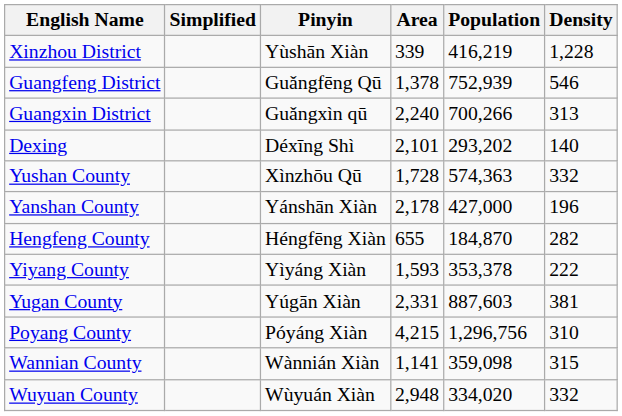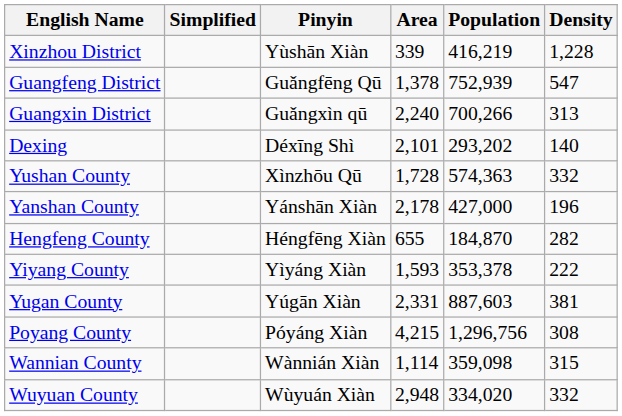(564, 82) 546 -> (564, 82) 547
(564, 332) 310 -> (564, 332) 308
(417, 363) 1,141 -> (417, 363) 1,114
